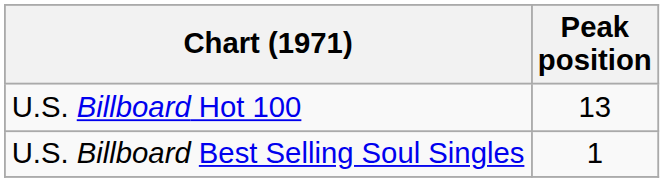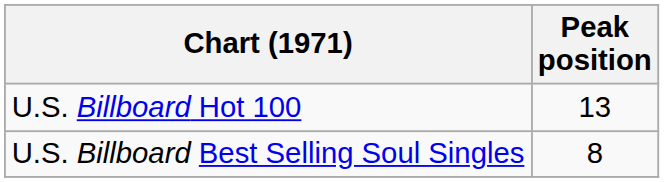(595, 153) 1 -> (595, 153) 8
